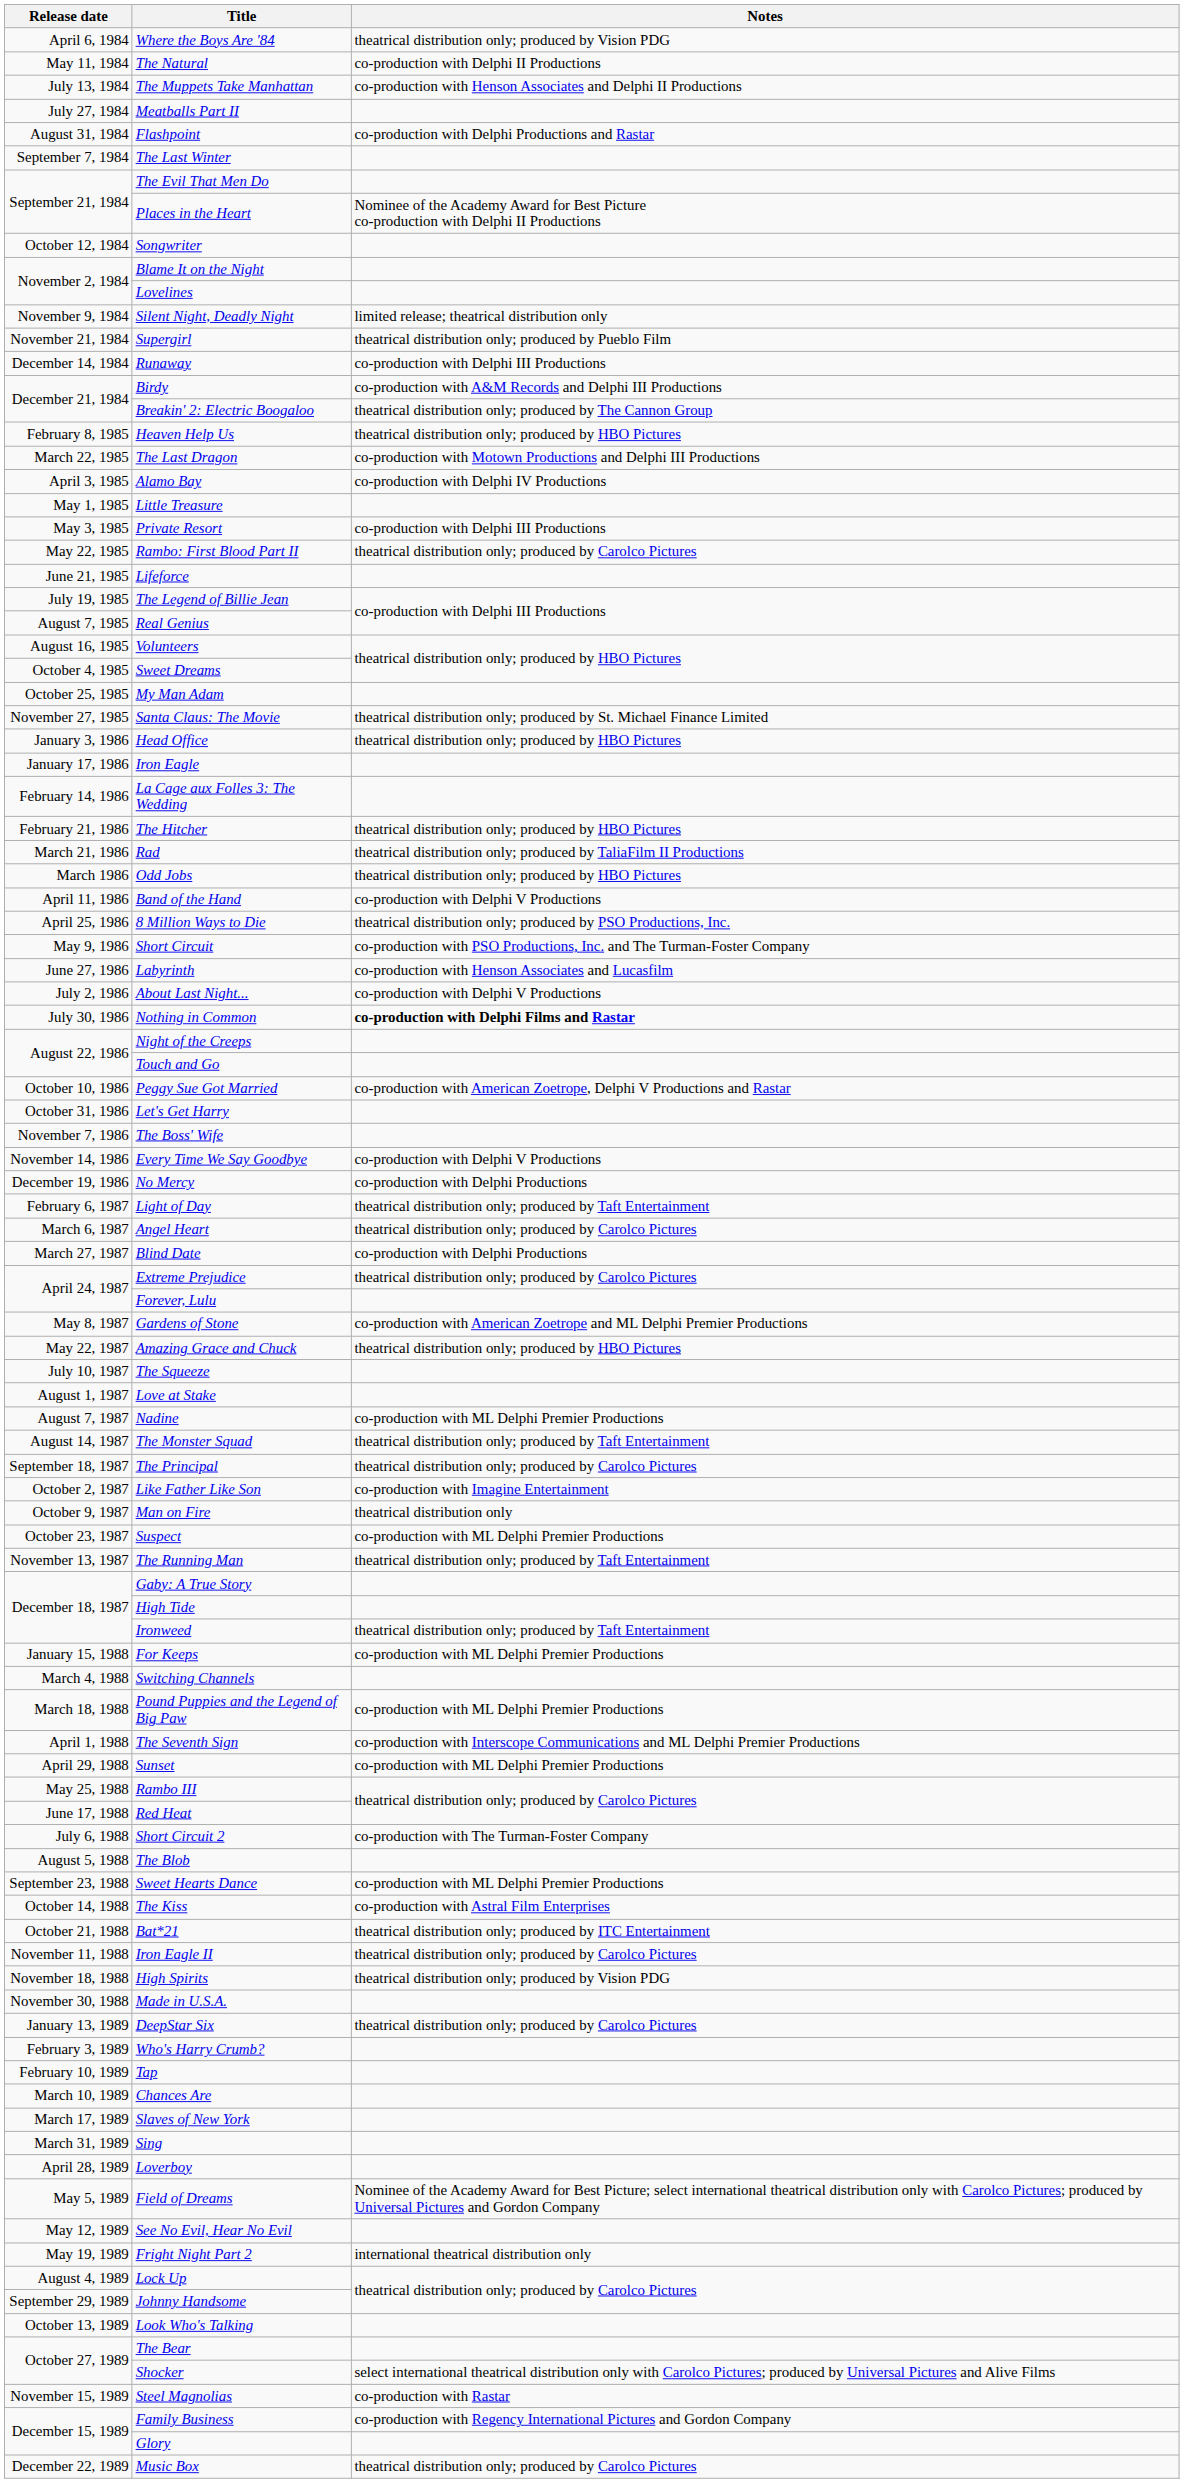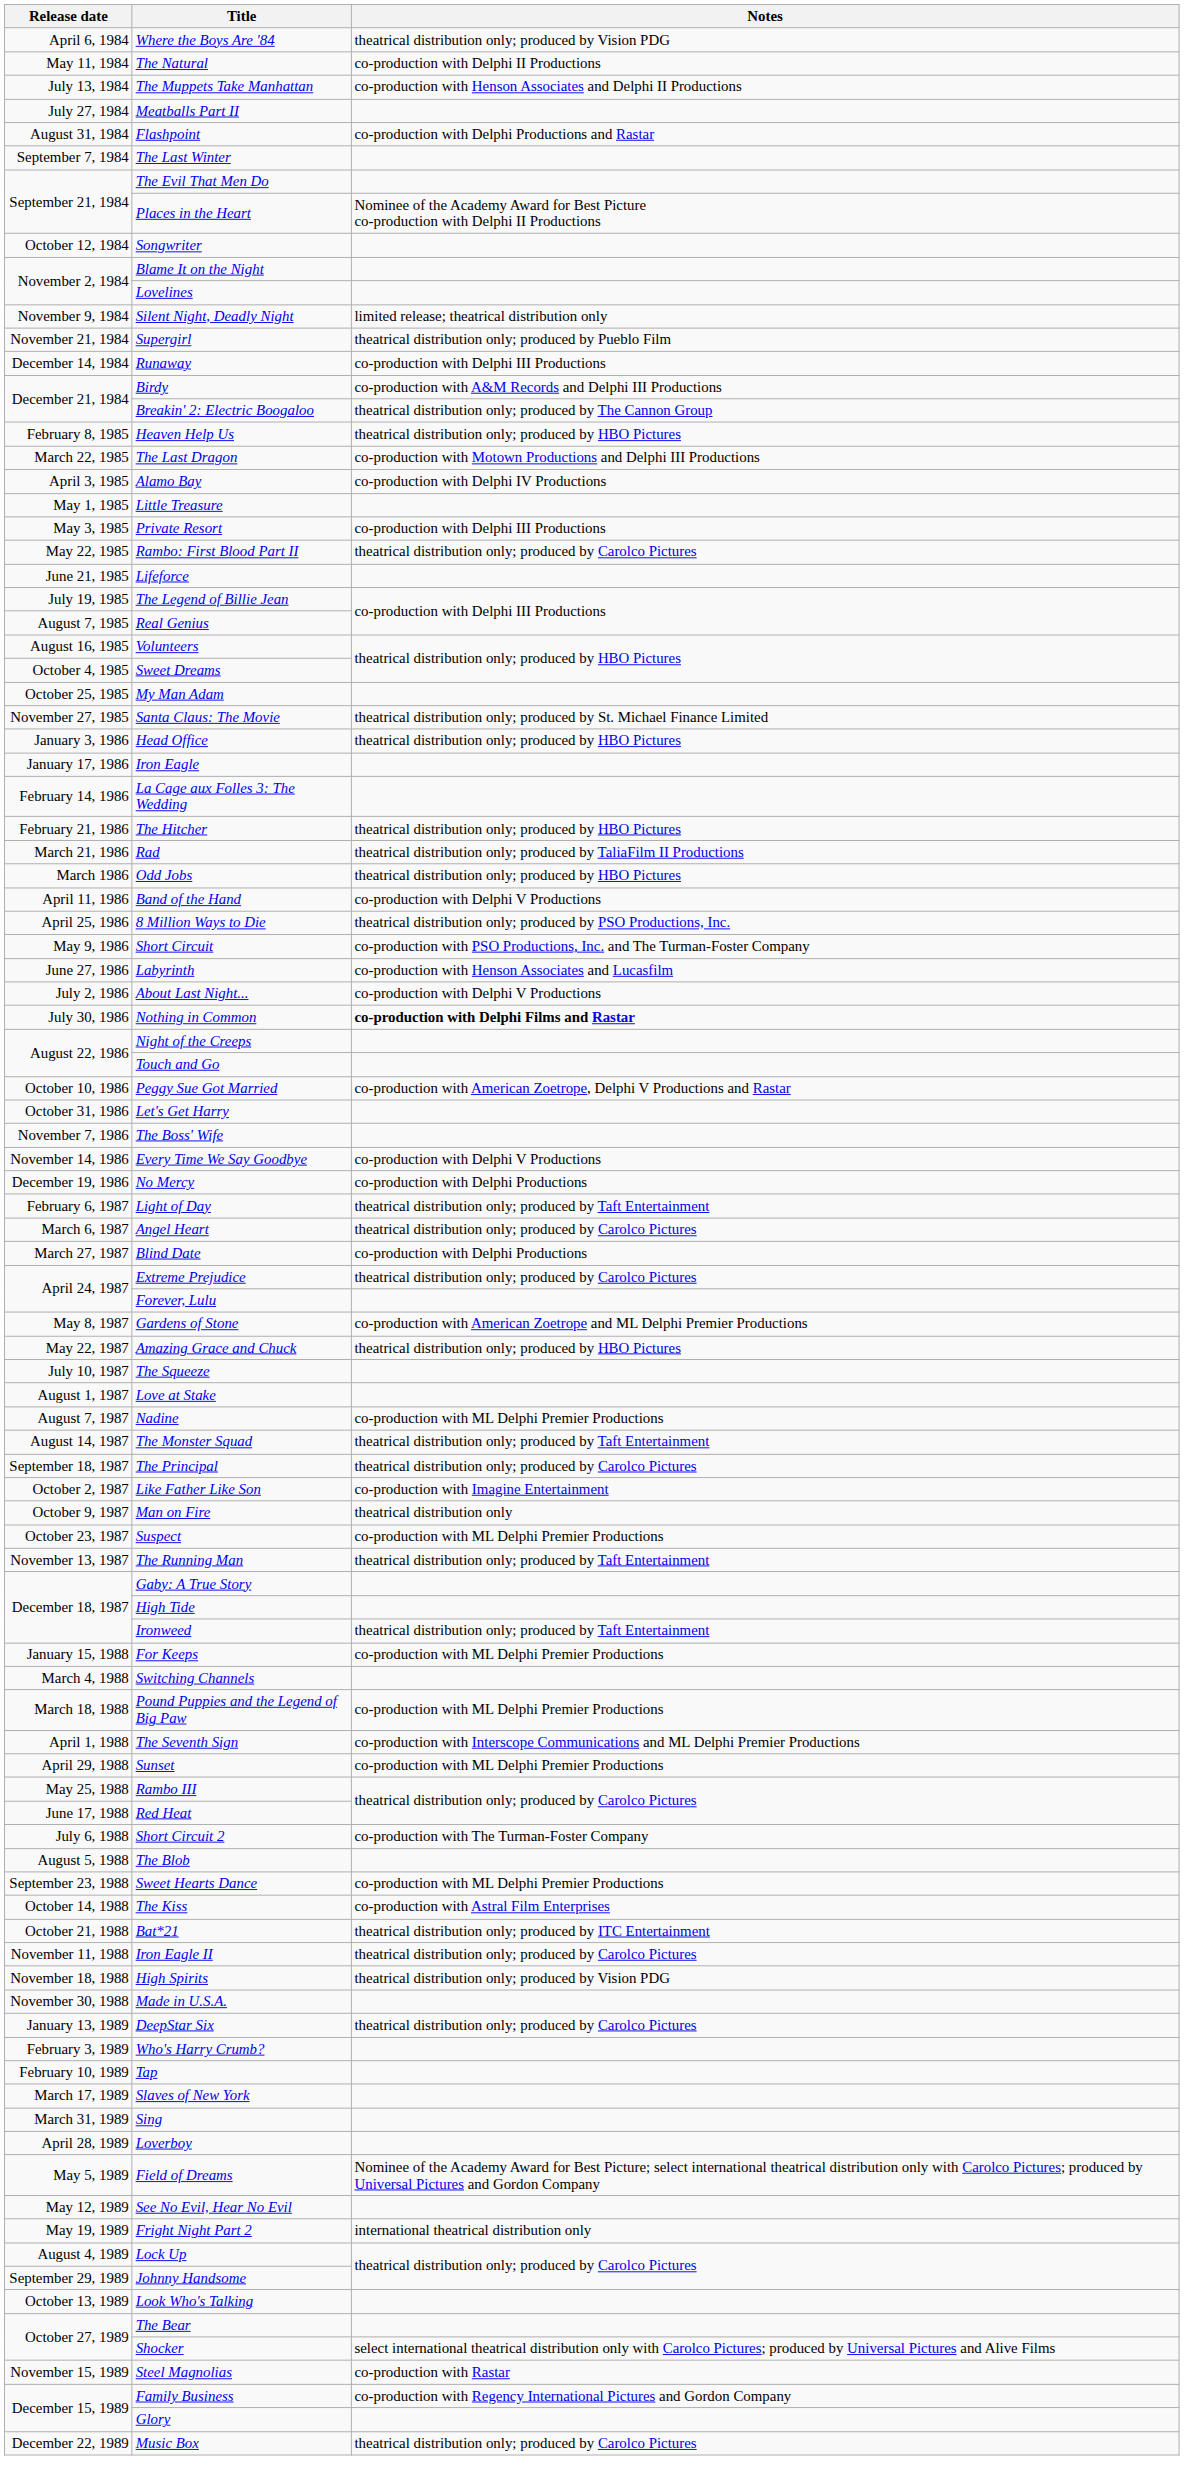- row: (173, 2096)
